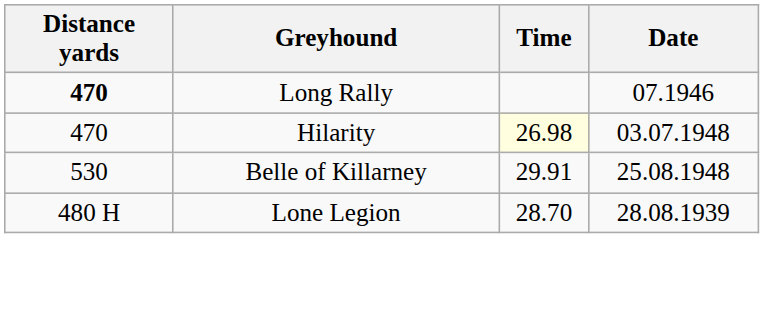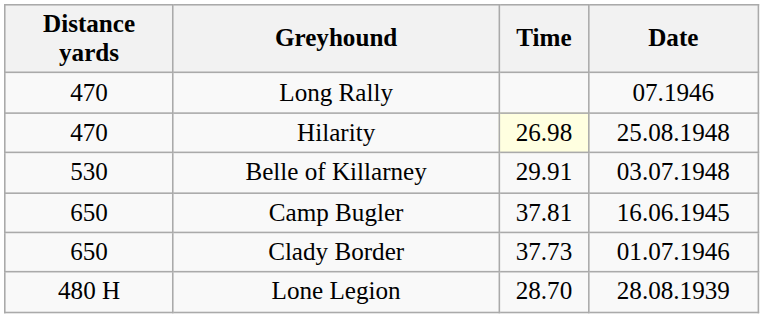(89, 92) bold -> (89, 92) normal
(673, 132) 03.07.1948 -> (673, 132) 25.08.1948
(673, 172) 25.08.1948 -> (673, 172) 03.07.1948
+ row: (336, 212)
+ row: (336, 251)
